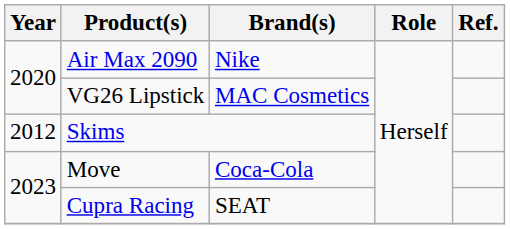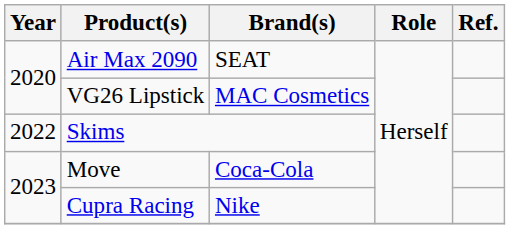(237, 59) Nike -> (242, 59) SEAT
(33, 132) 2012 -> (33, 132) 2022
(242, 205) SEAT -> (237, 205) Nike
